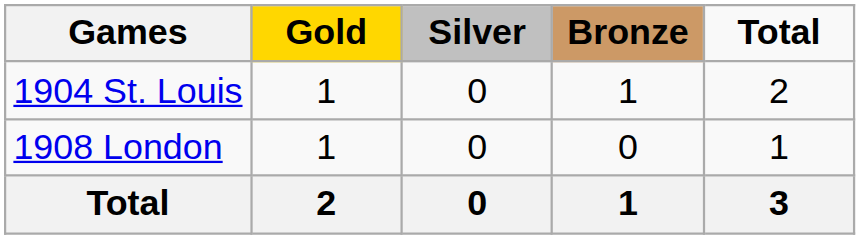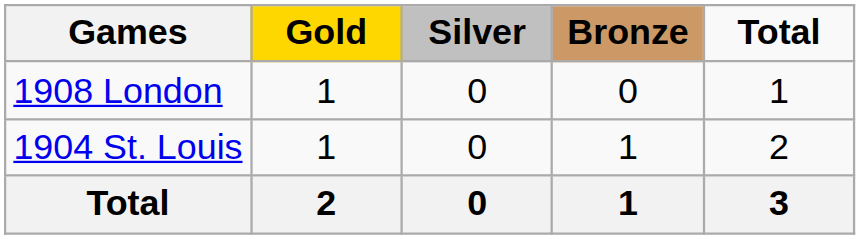rows swapped: (128, 89) <-> (118, 146)
